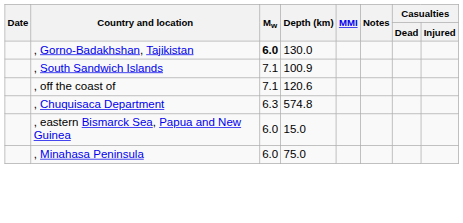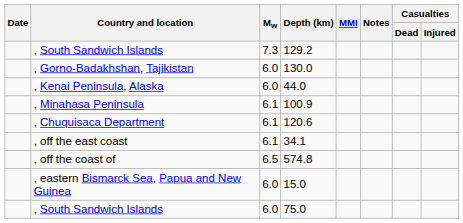+ row: (298, 50)
(270, 50) bold -> (270, 68) normal
+ row: (295, 86)
(98, 68) , South Sandwich Islands -> (89, 104) , Minahasa Peninsula
(270, 68) 7.1 -> (270, 104) 6.1
(75, 86) , off the coast of -> (99, 123) , Chuquisaca Department
(270, 86) 7.1 -> (270, 123) 6.1
+ row: (295, 141)
(99, 104) , Chuquisaca Department -> (75, 159) , off the coast of
(270, 104) 6.3 -> (270, 159) 6.5
(89, 154) , Minahasa Peninsula -> (98, 209) , South Sandwich Islands
